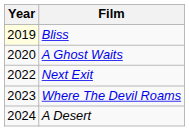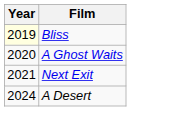(22, 75) 2022 -> (22, 75) 2021
- row: (111, 95)
